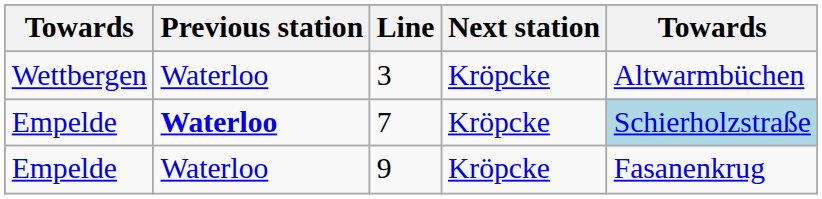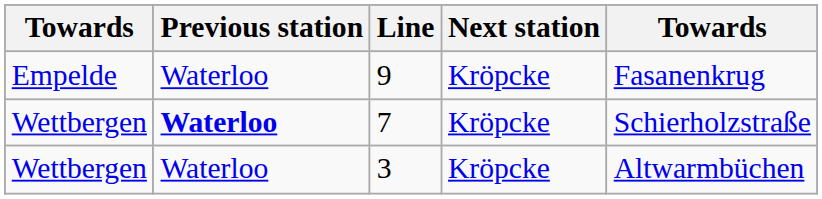rows swapped: (384, 74) <-> (384, 168)
(64, 121) Empelde -> (79, 121) Wettbergen
(712, 121) lightblue background -> (712, 121) no background
